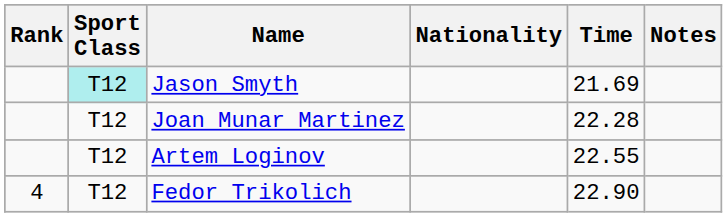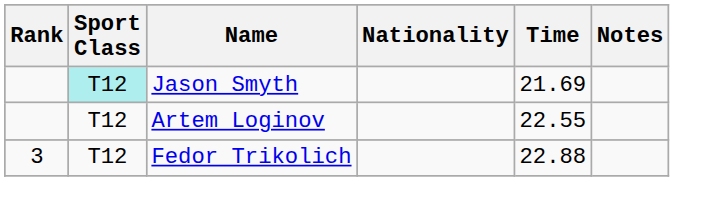- row: (278, 121)
(37, 194) 4 -> (37, 157) 3
(606, 194) 22.90 -> (553, 157) 22.88
